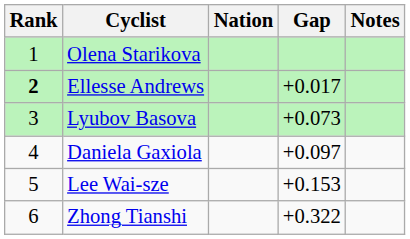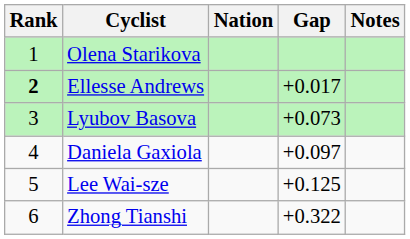(312, 184) +0.153 -> (312, 184) +0.125
